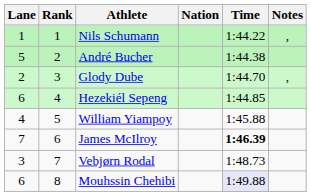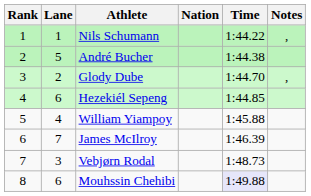columns swapped: (57, 14) <-> (22, 14)
(245, 139) bold -> (245, 139) normal
